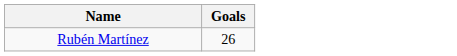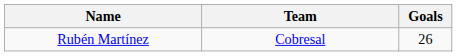+ column: (300, 16)
